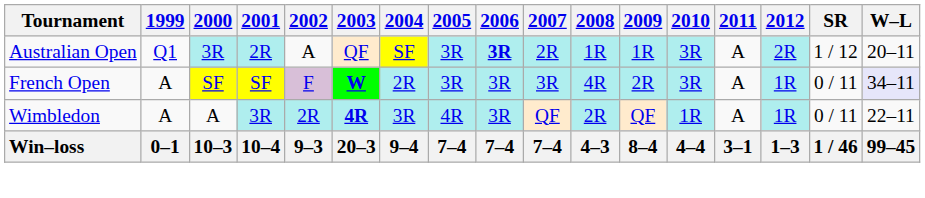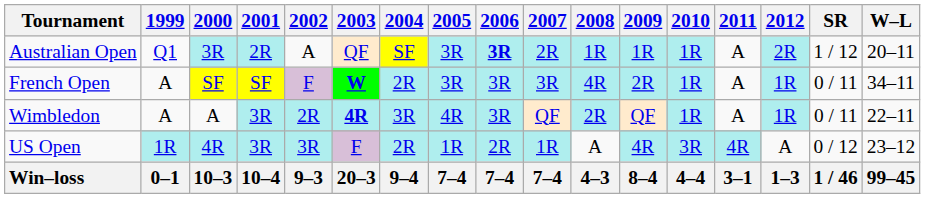(691, 51) 3R -> (691, 51) 1R
(691, 82) 3R -> (691, 82) 1R
(891, 82) lavender background -> (891, 82) no background
+ row: (45, 145)
